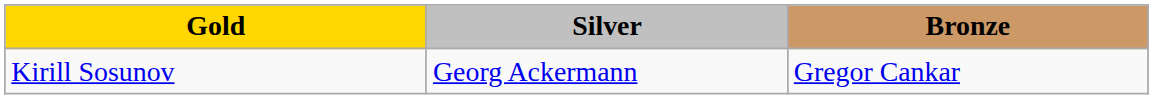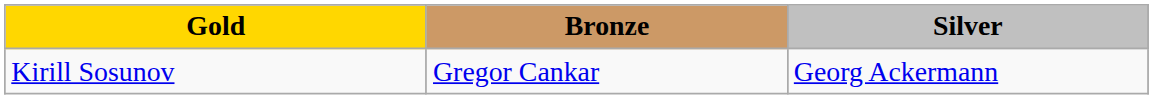columns swapped: (607, 26) <-> (968, 26)
